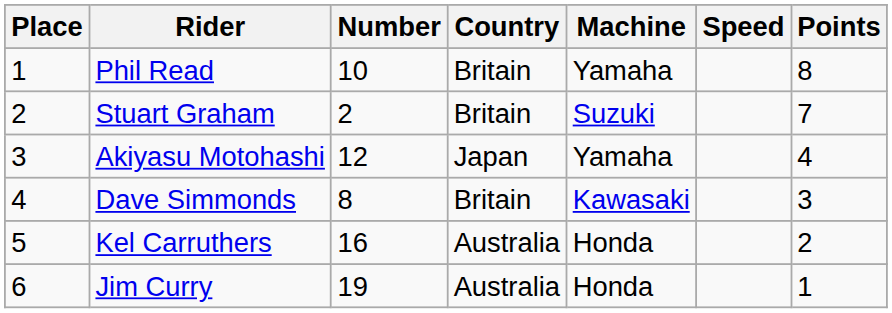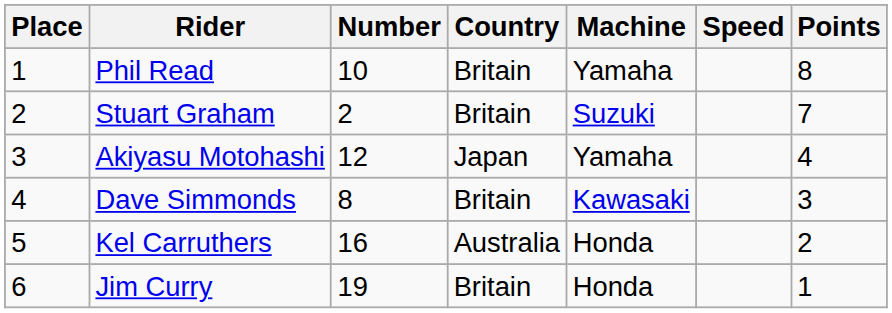(507, 287) Australia -> (492, 287) Britain
